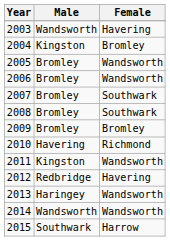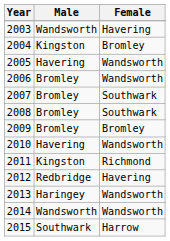(57, 62) Bromley -> (60, 62) Havering
(126, 145) Richmond -> (132, 145) Wandsworth
(132, 161) Wandsworth -> (126, 161) Richmond
